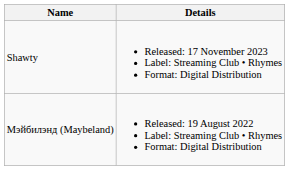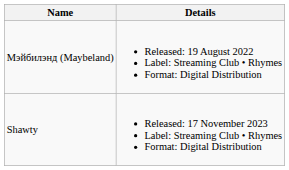rows swapped: (60, 129) <-> (22, 57)
